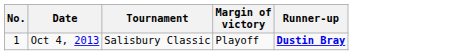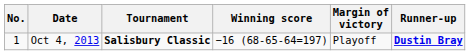+ column: (272, 19)
(157, 42) normal -> (157, 42) bold
